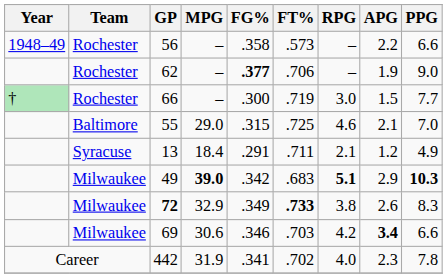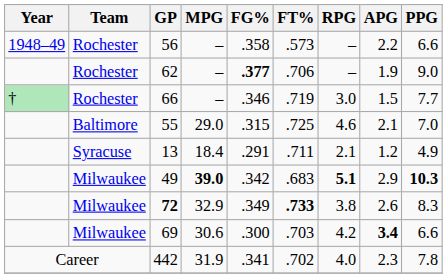(255, 98) .300 -> (255, 98) .346
(255, 232) .346 -> (255, 232) .300
